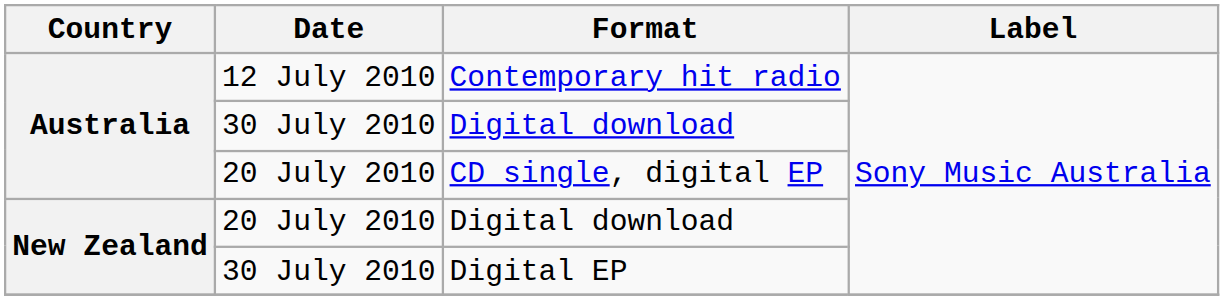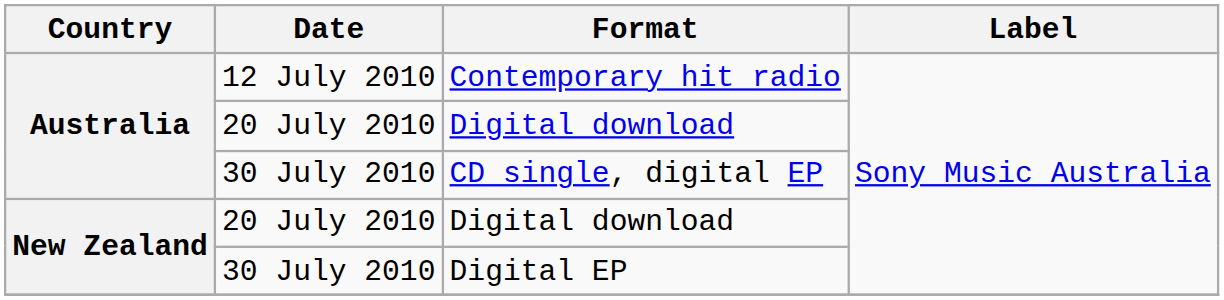(329, 126) 30 July 2010 -> (329, 126) 20 July 2010
(329, 174) 20 July 2010 -> (329, 174) 30 July 2010
